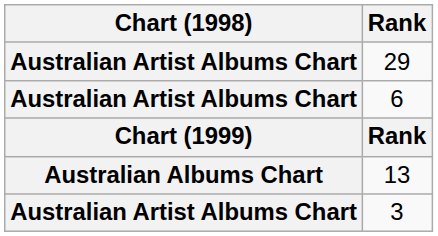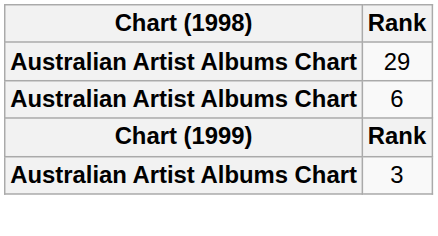- row: (397, 174)
